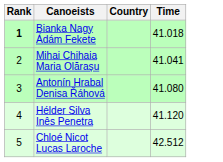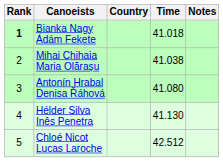+ column: (202, 12)
(168, 61) 41.041 -> (168, 61) 41.038
(168, 116) 41.120 -> (168, 116) 41.130
